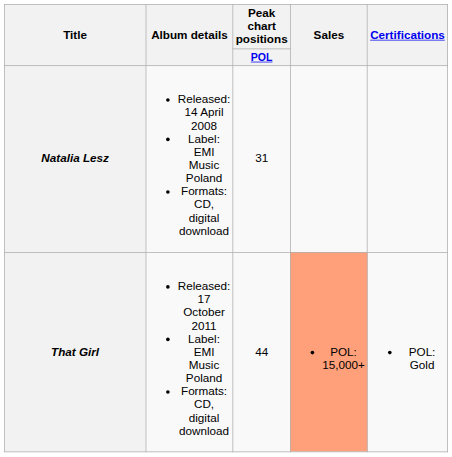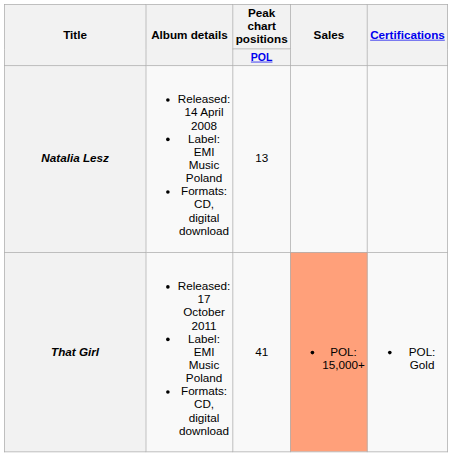(262, 159) 31 -> (262, 159) 13
(262, 352) 44 -> (262, 352) 41
